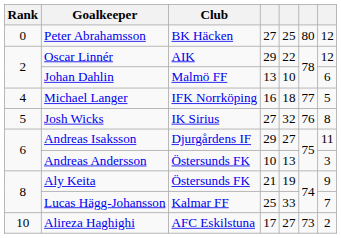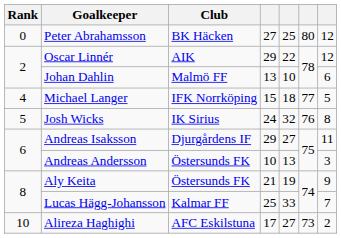(270, 98) 16 -> (270, 98) 15
(270, 118) 27 -> (270, 118) 24
